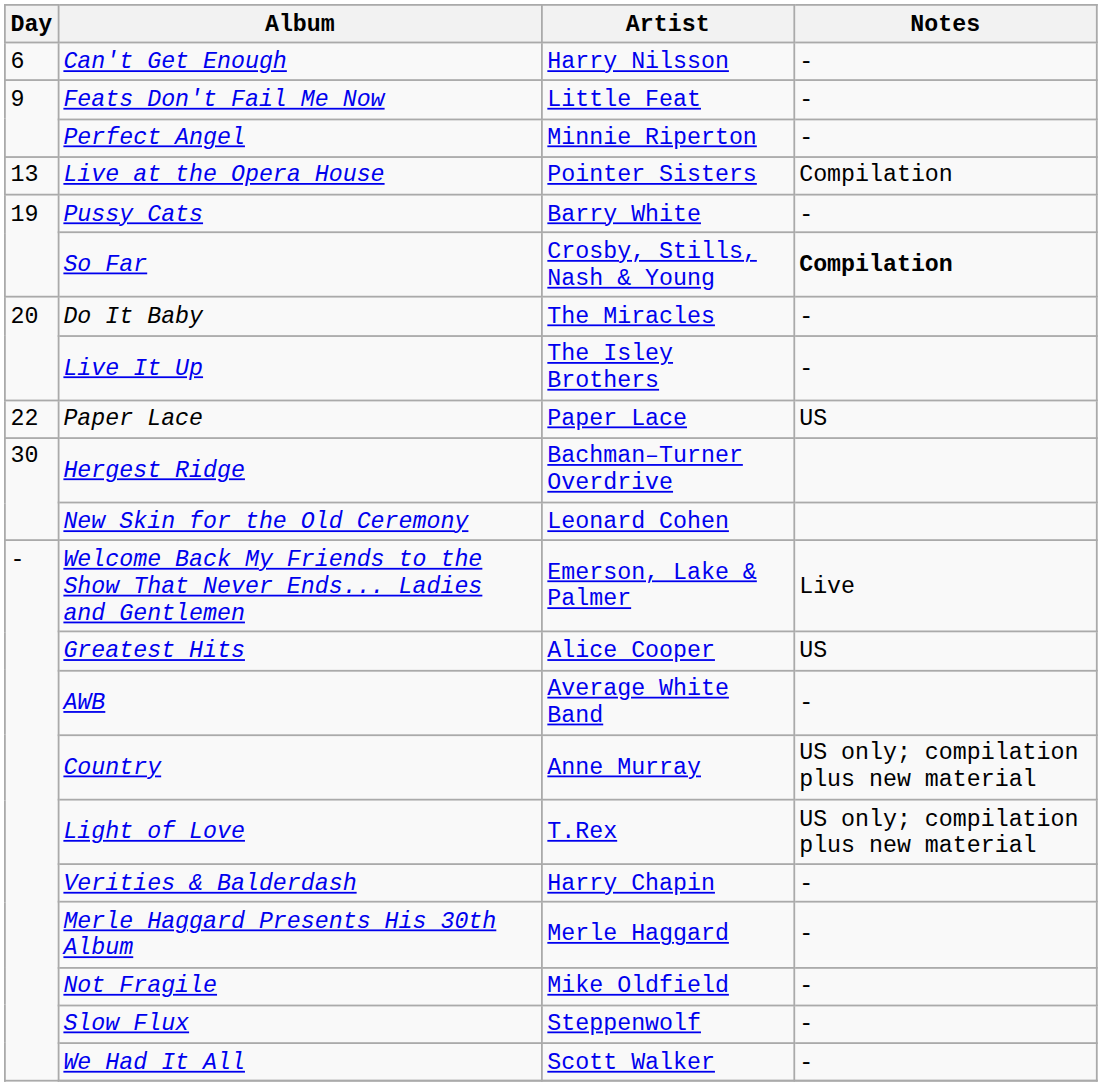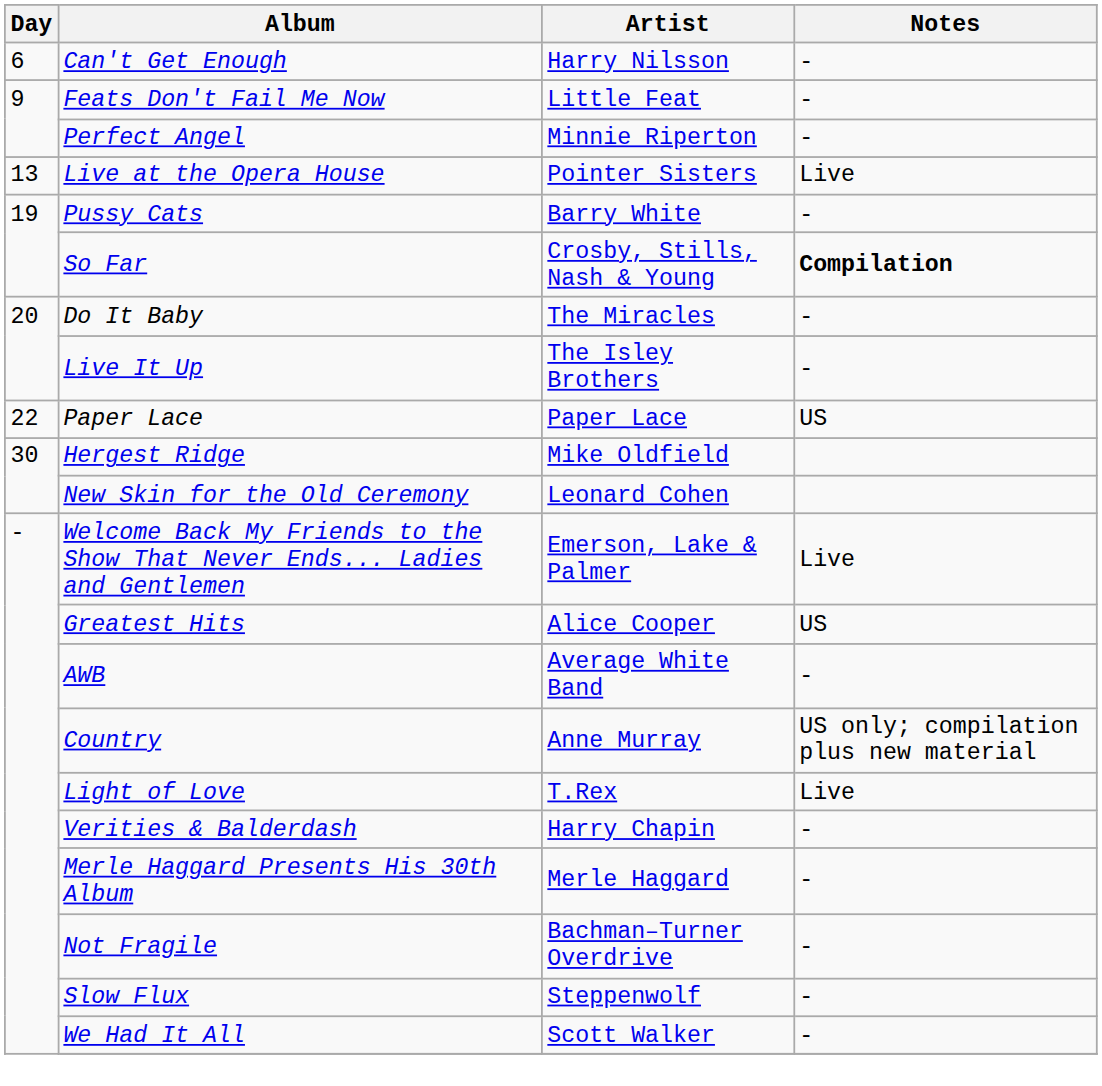(876, 176) Compilation -> (827, 176) Live
(645, 470) Bachman–Turner Overdrive -> (638, 457) Mike Oldfield
(939, 832) US only; compilation plus new material -> (827, 792) Live
(638, 986) Mike Oldfield -> (645, 946) Bachman–Turner Overdrive
